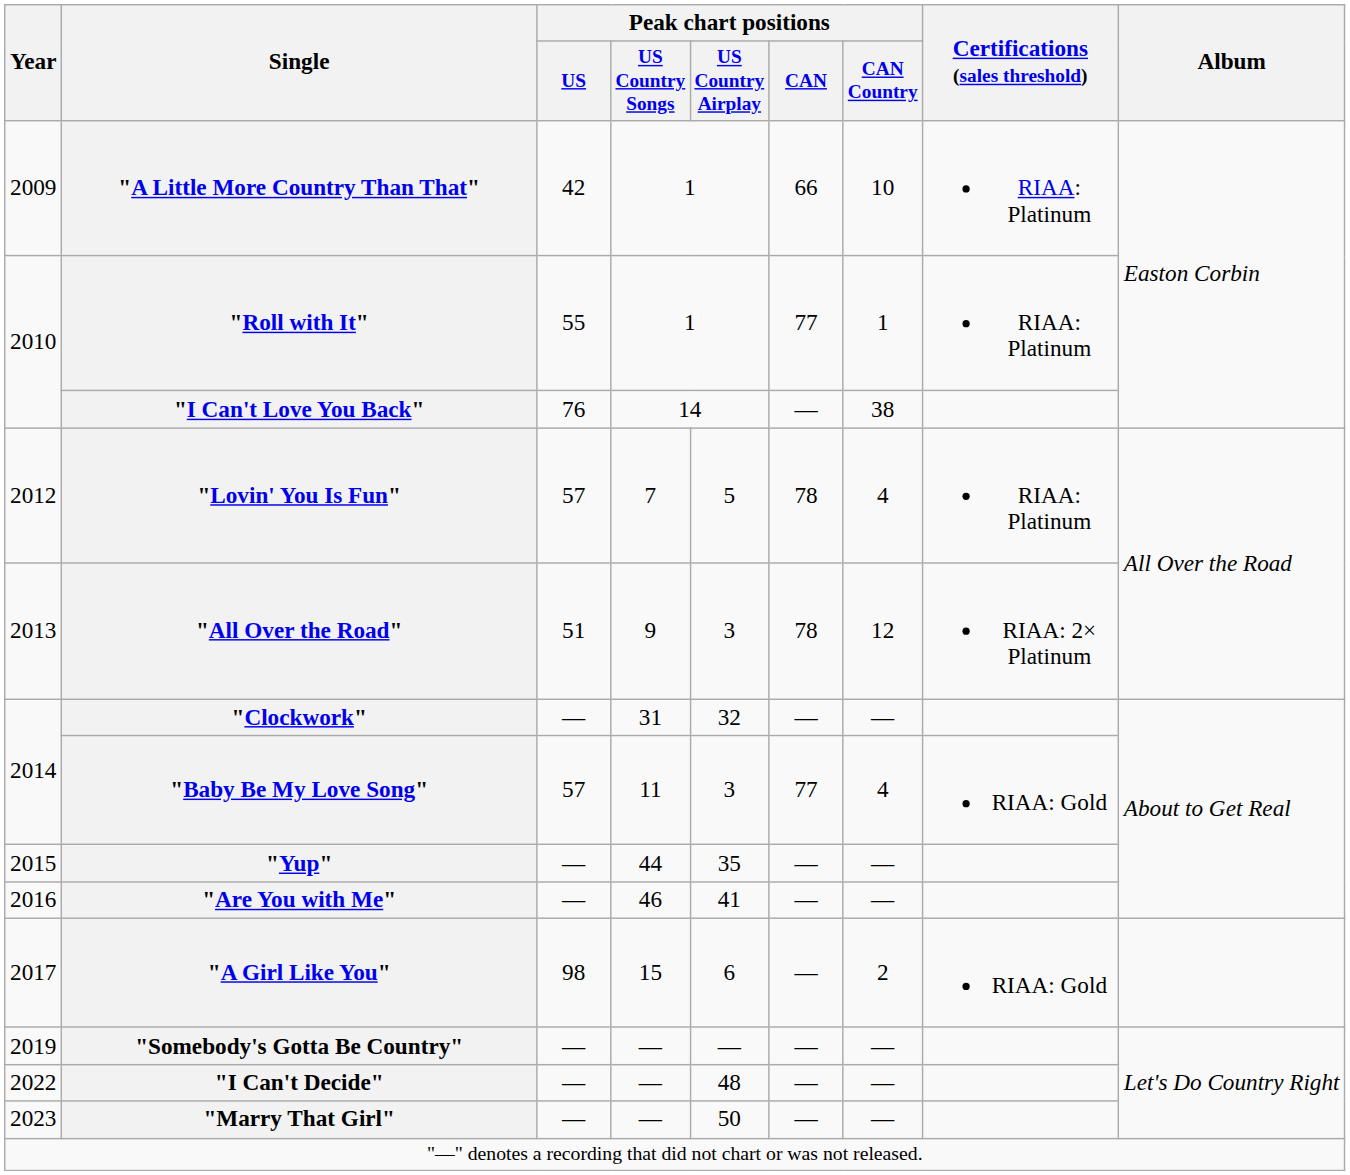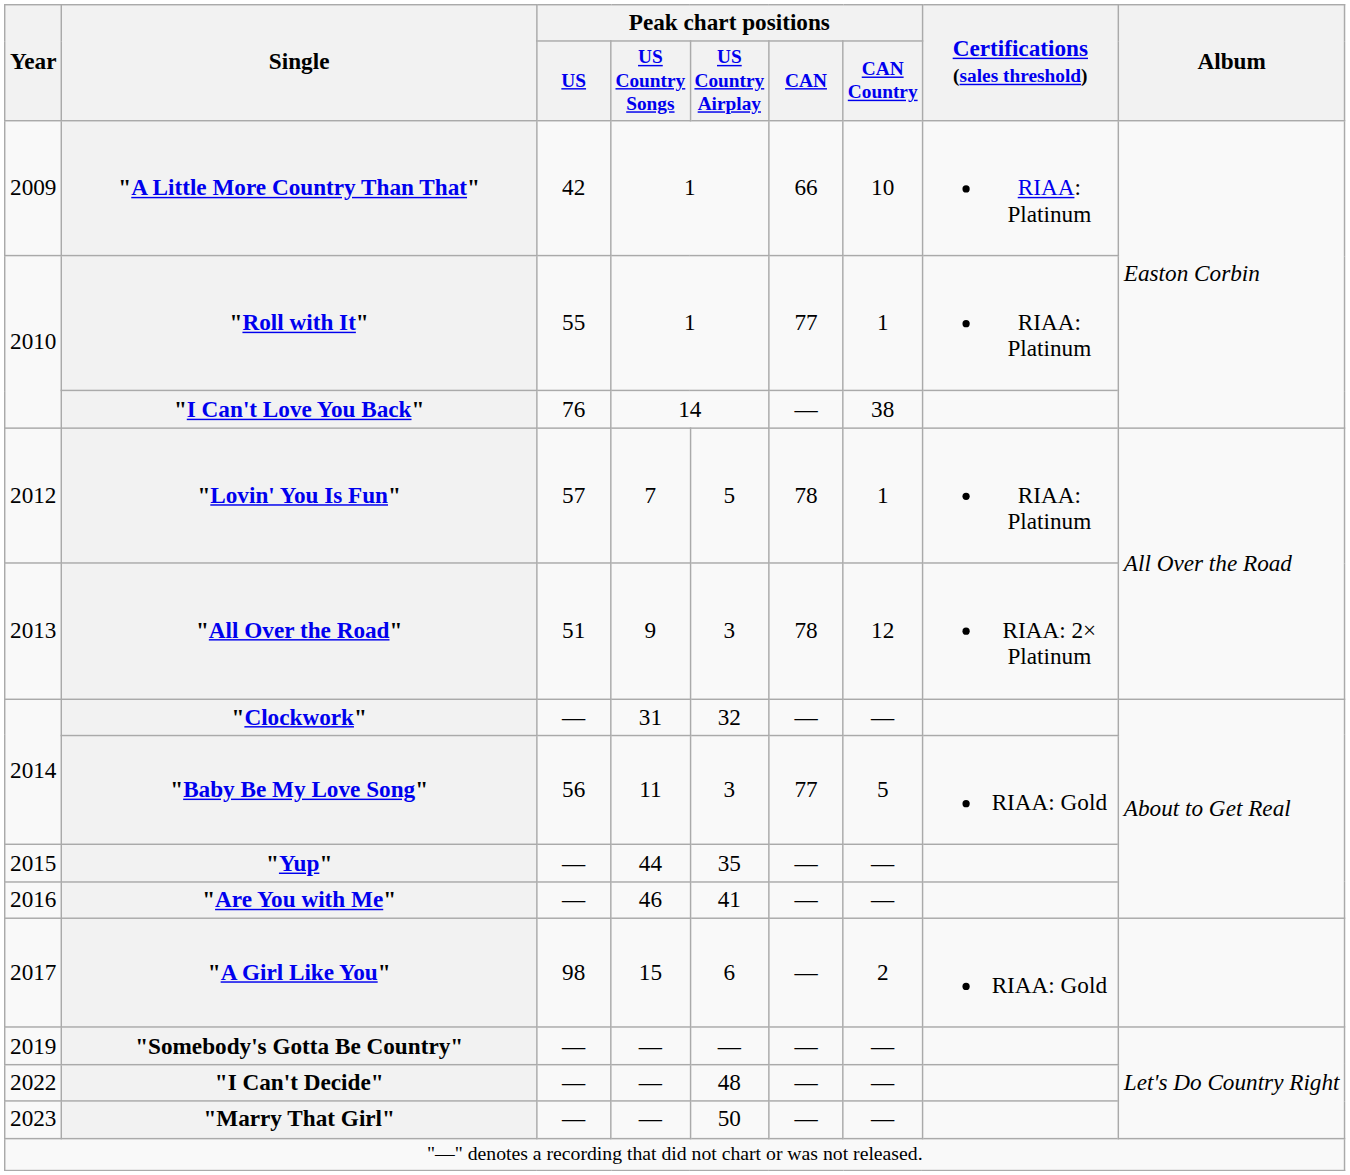(883, 495) 4 -> (883, 495) 1
(574, 789) 57 -> (574, 789) 56
(883, 789) 4 -> (883, 789) 5
